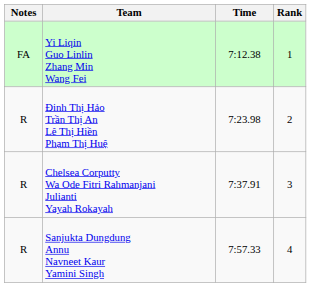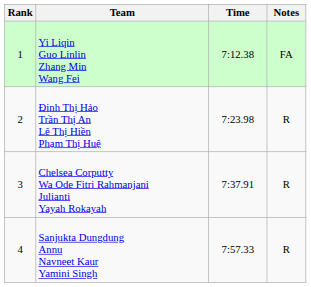columns swapped: (290, 13) <-> (24, 13)
